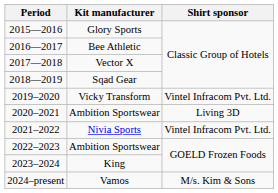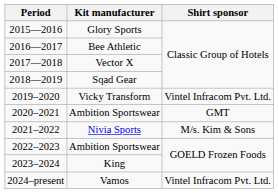(218, 113) Living 3D -> (218, 113) GMT
(218, 130) Vintel Infracom Pvt. Ltd. -> (218, 130) M/s. Kim & Sons
(218, 180) M/s. Kim & Sons -> (218, 180) Vintel Infracom Pvt. Ltd.
